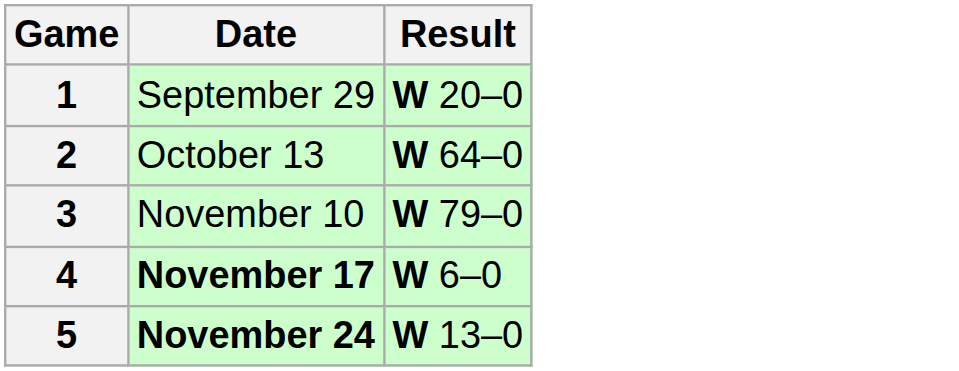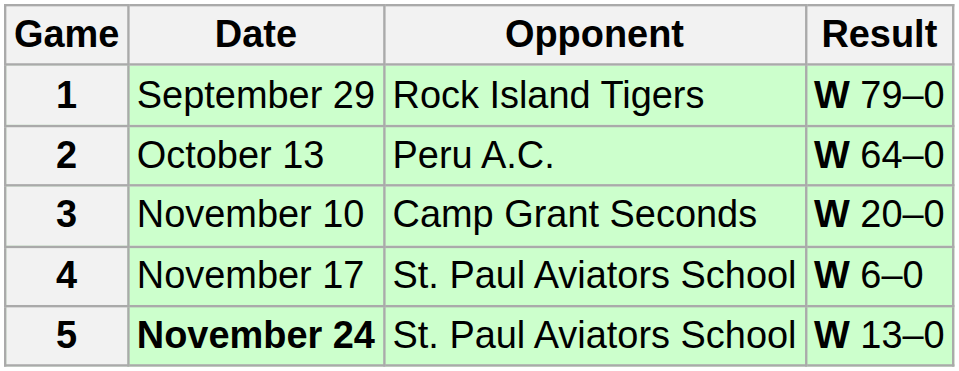+ column: (594, 34)
(458, 94) W 20–0 -> (879, 94) W 79–0
(458, 214) W 79–0 -> (879, 214) W 20–0
(256, 275) bold -> (251, 275) normal
